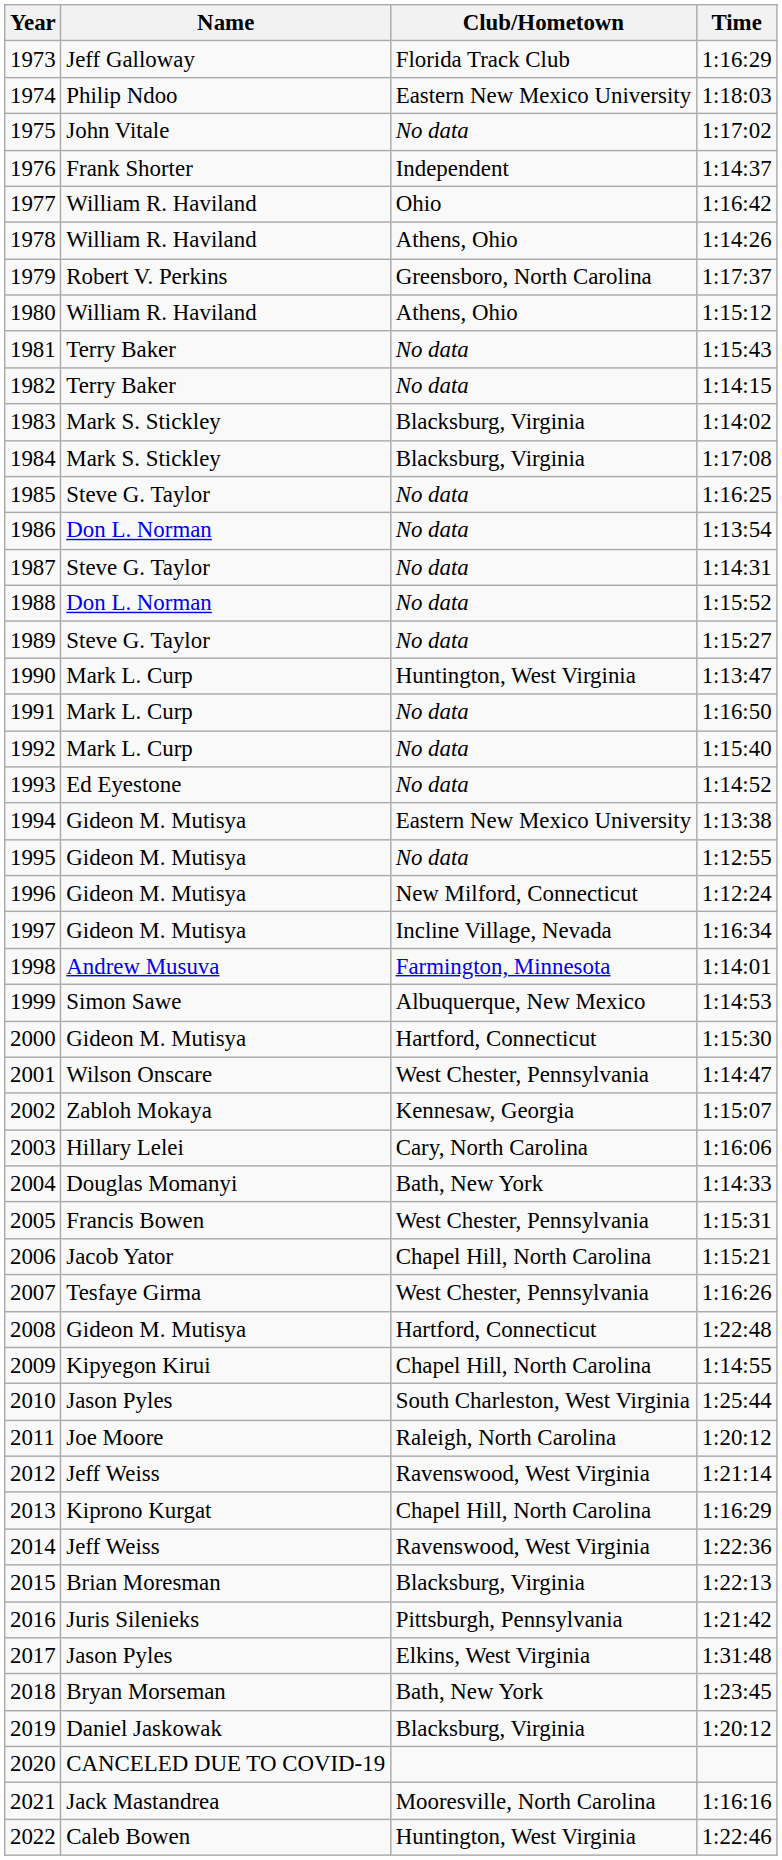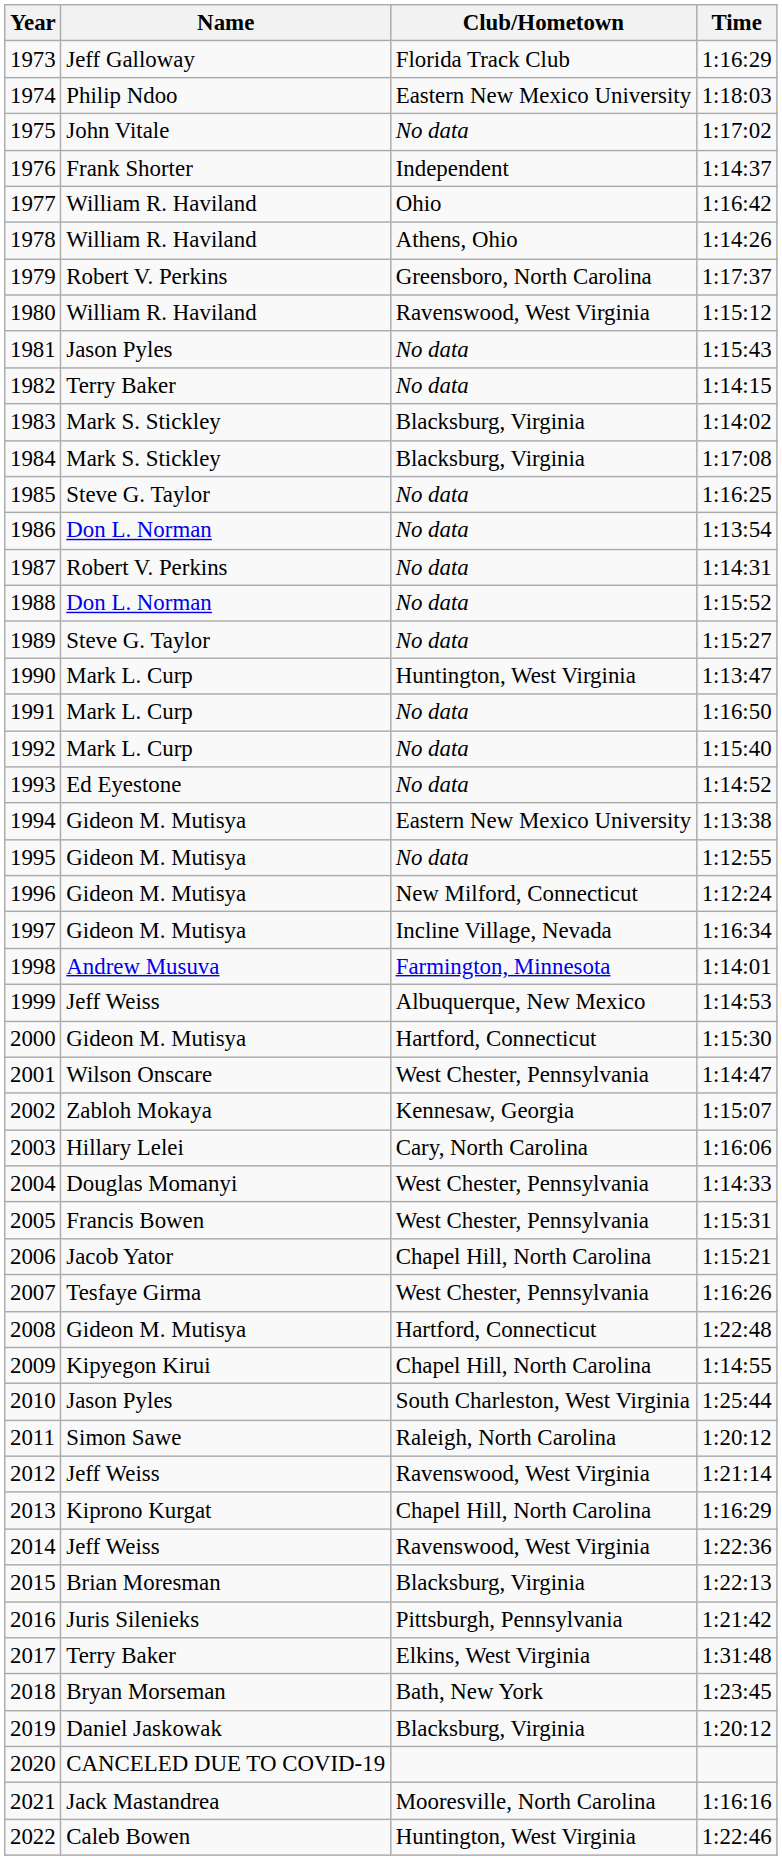(457, 312) Athens, Ohio -> (523, 312) Ravenswood, West Virginia
(121, 349) Terry Baker -> (119, 349) Jason Pyles
(138, 566) Steve G. Taylor -> (147, 566) Robert V. Perkins
(124, 1002) Simon Sawe -> (113, 1002) Jeff Weiss
(469, 1183) Bath, New York -> (522, 1183) West Chester, Pennsylvania
(115, 1437) Joe Moore -> (124, 1437) Simon Sawe
(119, 1655) Jason Pyles -> (121, 1655) Terry Baker
